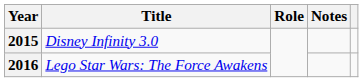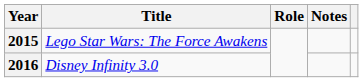(102, 40) Disney Infinity 3.0 -> (156, 40) Lego Star Wars: The Force Awakens
(156, 64) Lego Star Wars: The Force Awakens -> (102, 64) Disney Infinity 3.0
